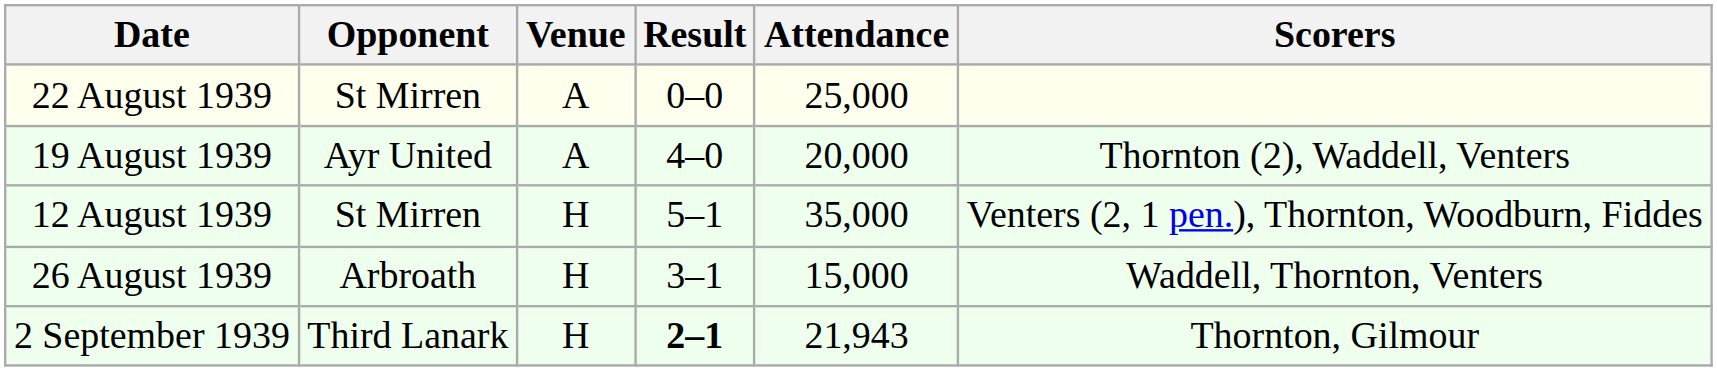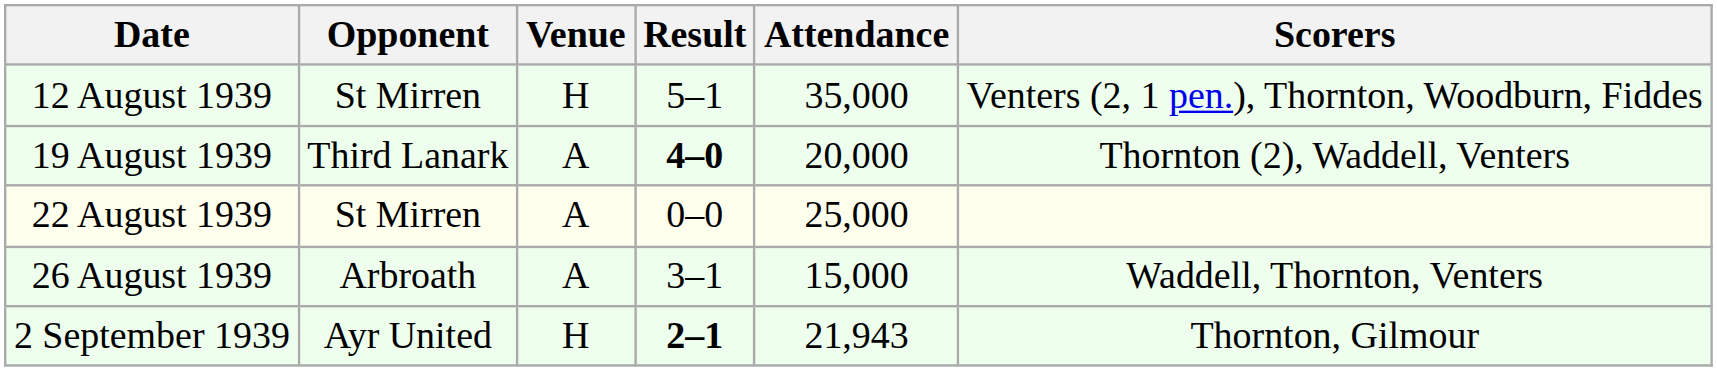rows swapped: (152, 214) <-> (152, 94)
(408, 154) Ayr United -> (408, 154) Third Lanark
(695, 154) normal -> (695, 154) bold
(576, 275) H -> (576, 275) A
(408, 335) Third Lanark -> (408, 335) Ayr United
